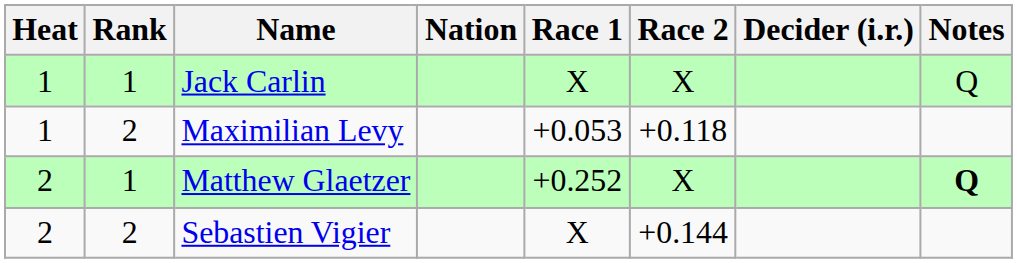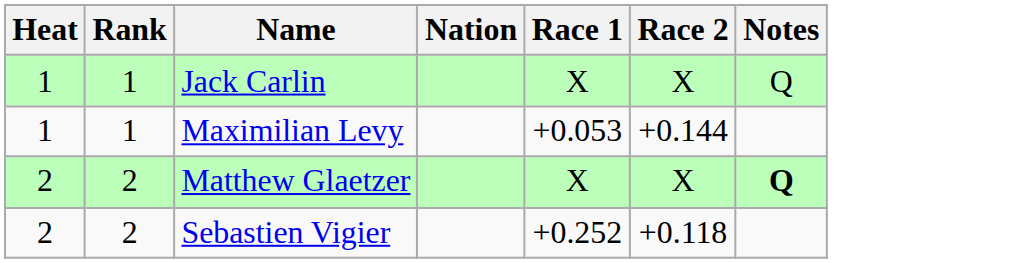- column: (829, 29)
(130, 130) 2 -> (130, 130) 1
(683, 130) +0.118 -> (683, 130) +0.144
(130, 181) 1 -> (130, 181) 2
(577, 181) +0.252 -> (577, 181) X
(577, 231) X -> (577, 231) +0.252
(683, 231) +0.144 -> (683, 231) +0.118
